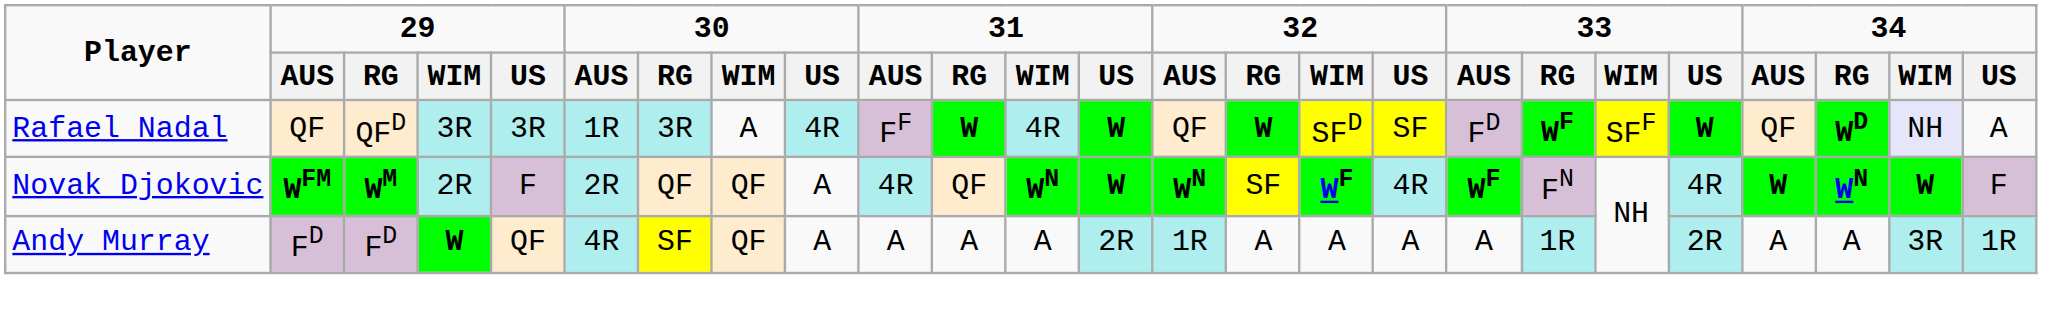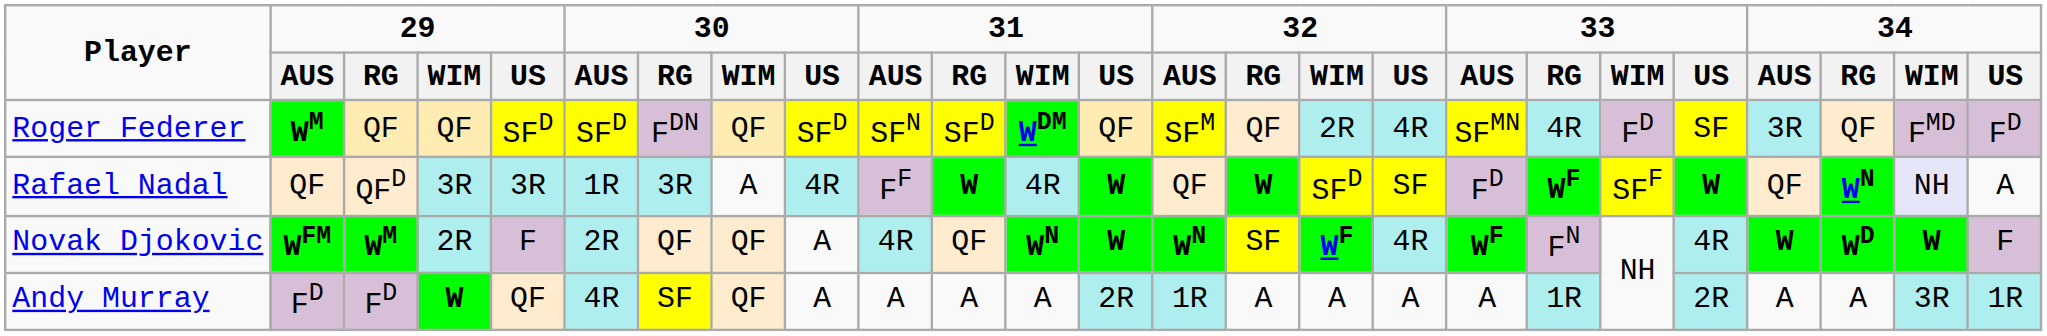+ row: (129, 128)
(1852, 128) WD -> (1858, 186) WN
(1852, 186) WN -> (1858, 243) WD
